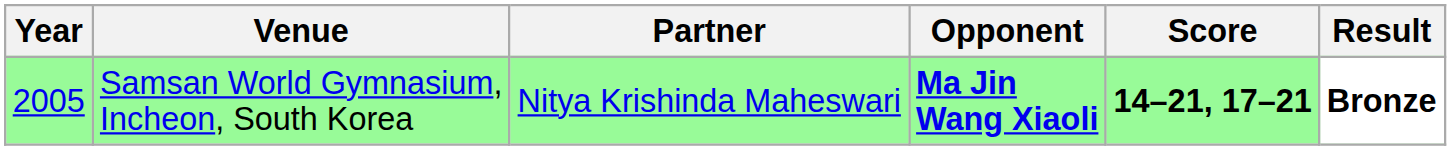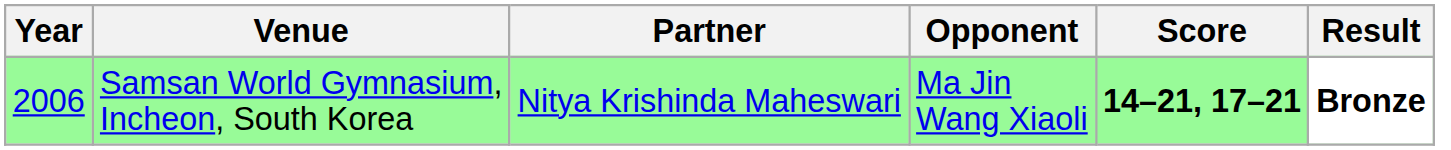(49, 100) 2005 -> (49, 100) 2006
(1007, 100) bold -> (1002, 100) normal
